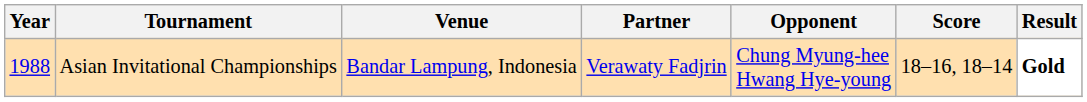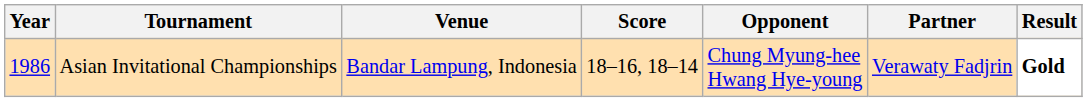columns swapped: (657, 21) <-> (956, 21)
(30, 67) 1988 -> (30, 67) 1986
